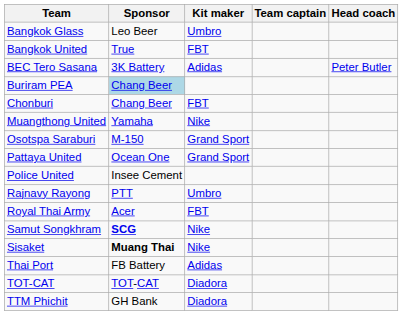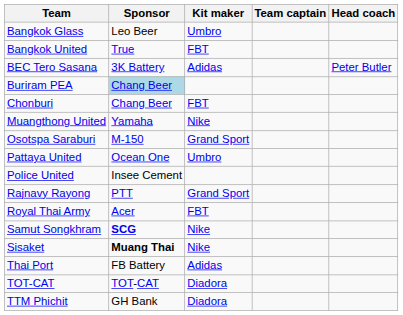(218, 157) Grand Sport -> (204, 157) Umbro
(204, 193) Umbro -> (218, 193) Grand Sport
